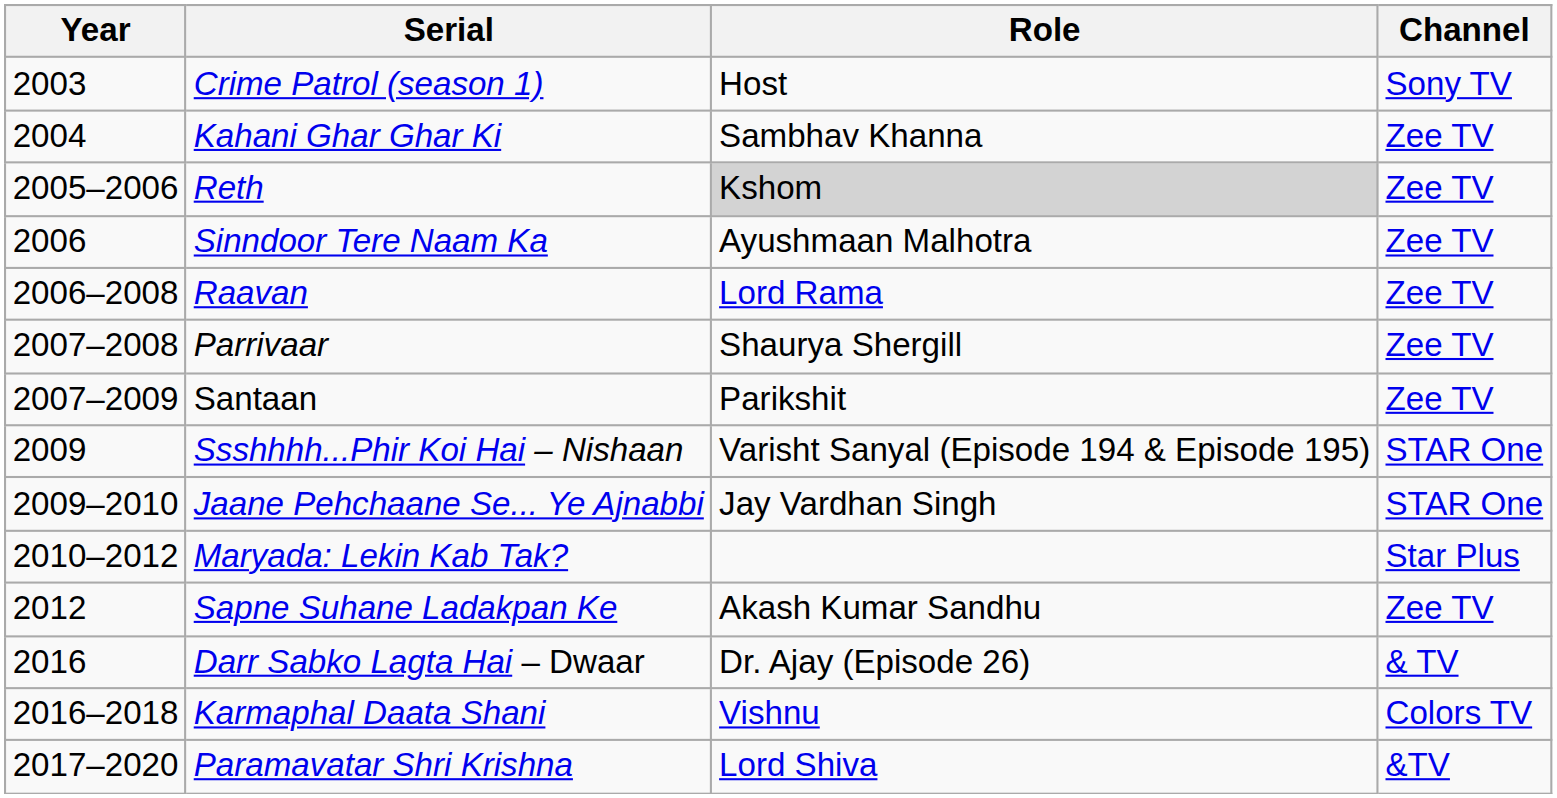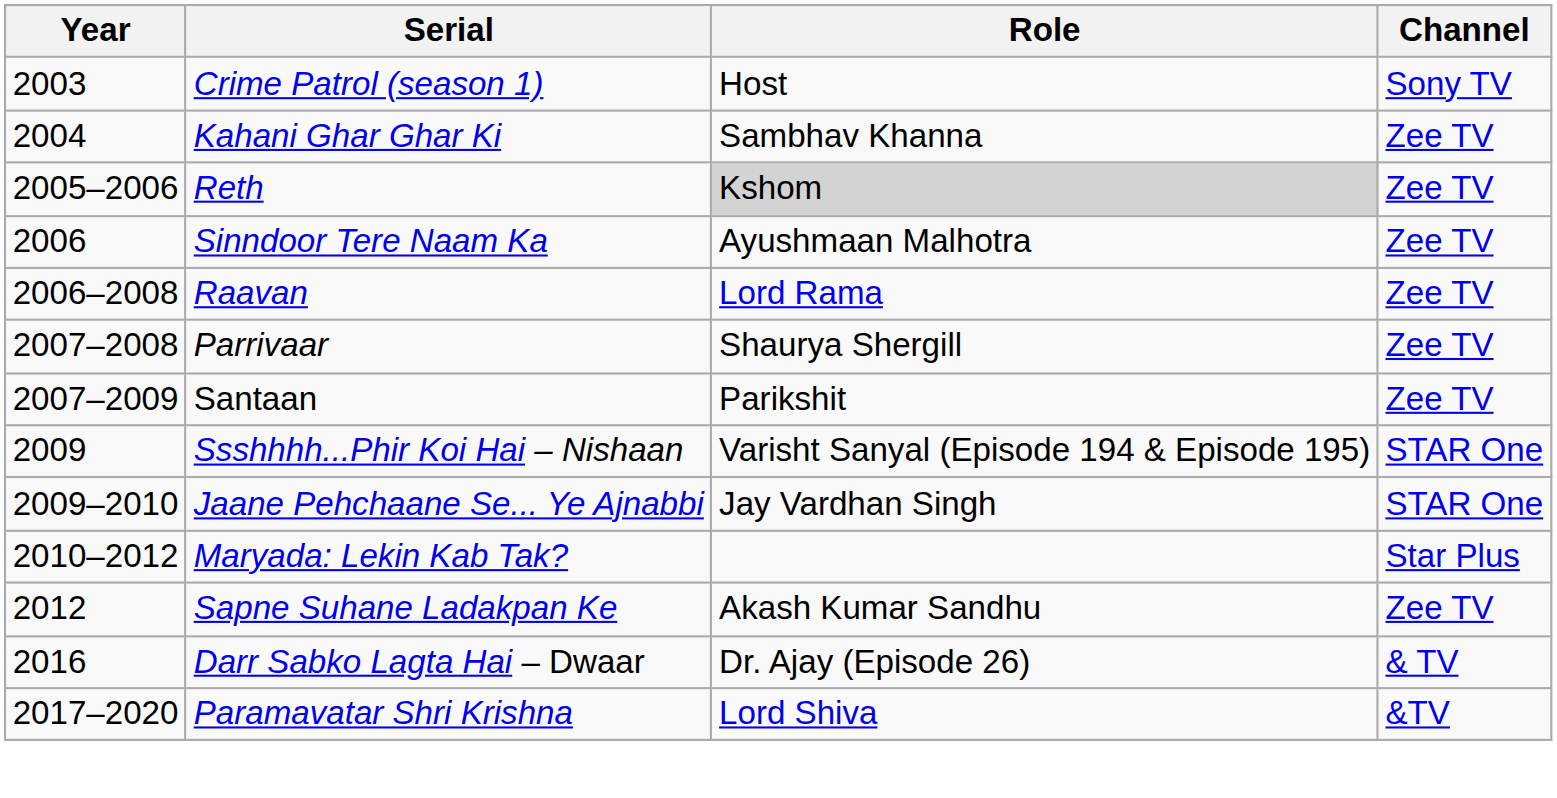- row: (370, 713)
